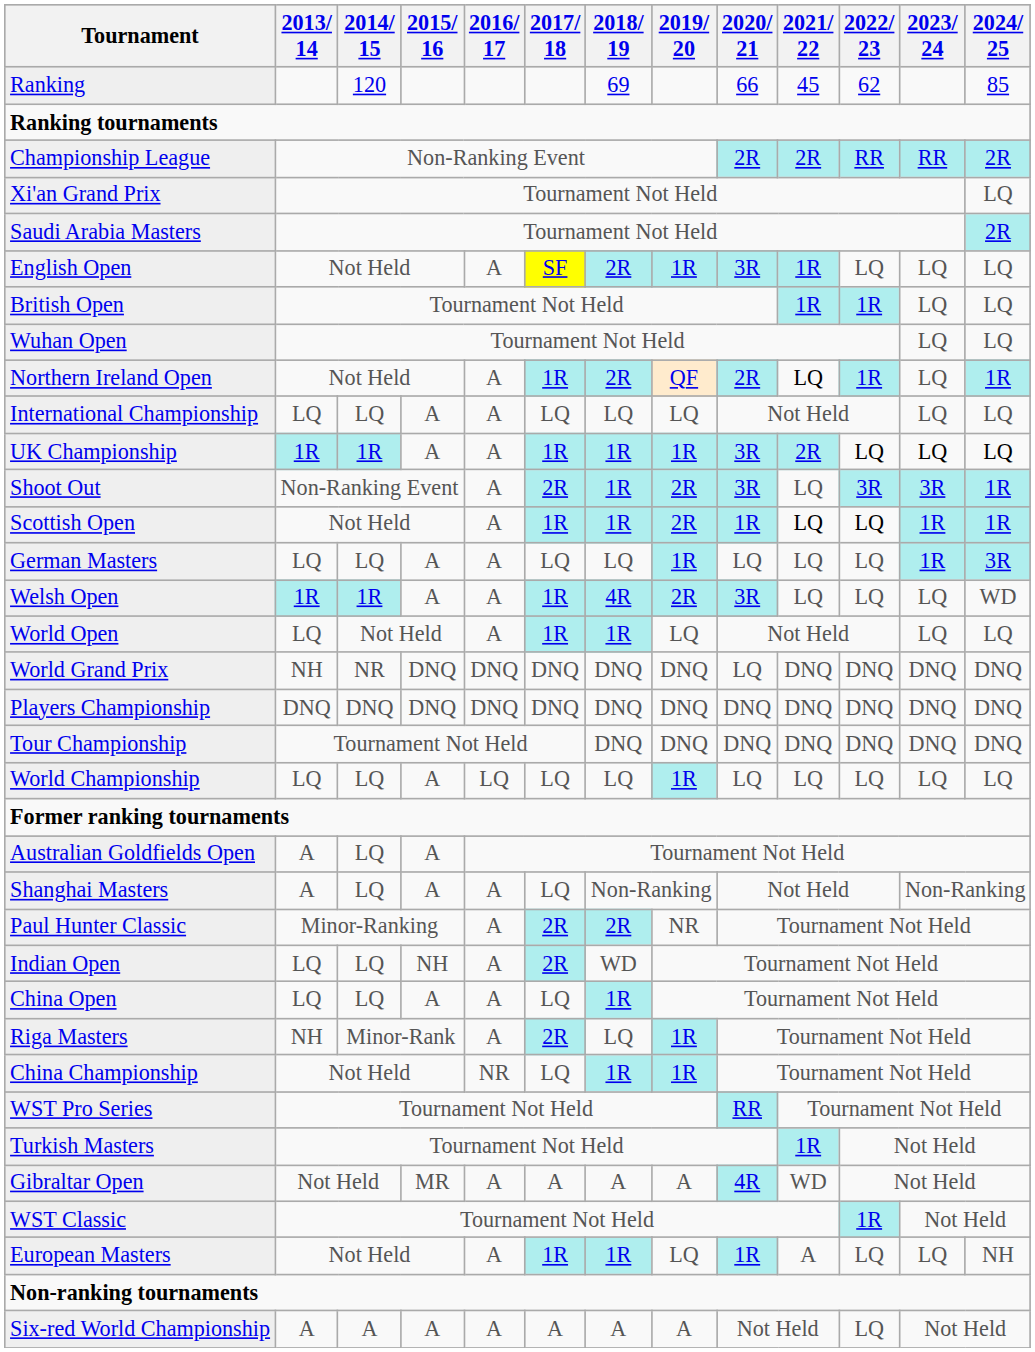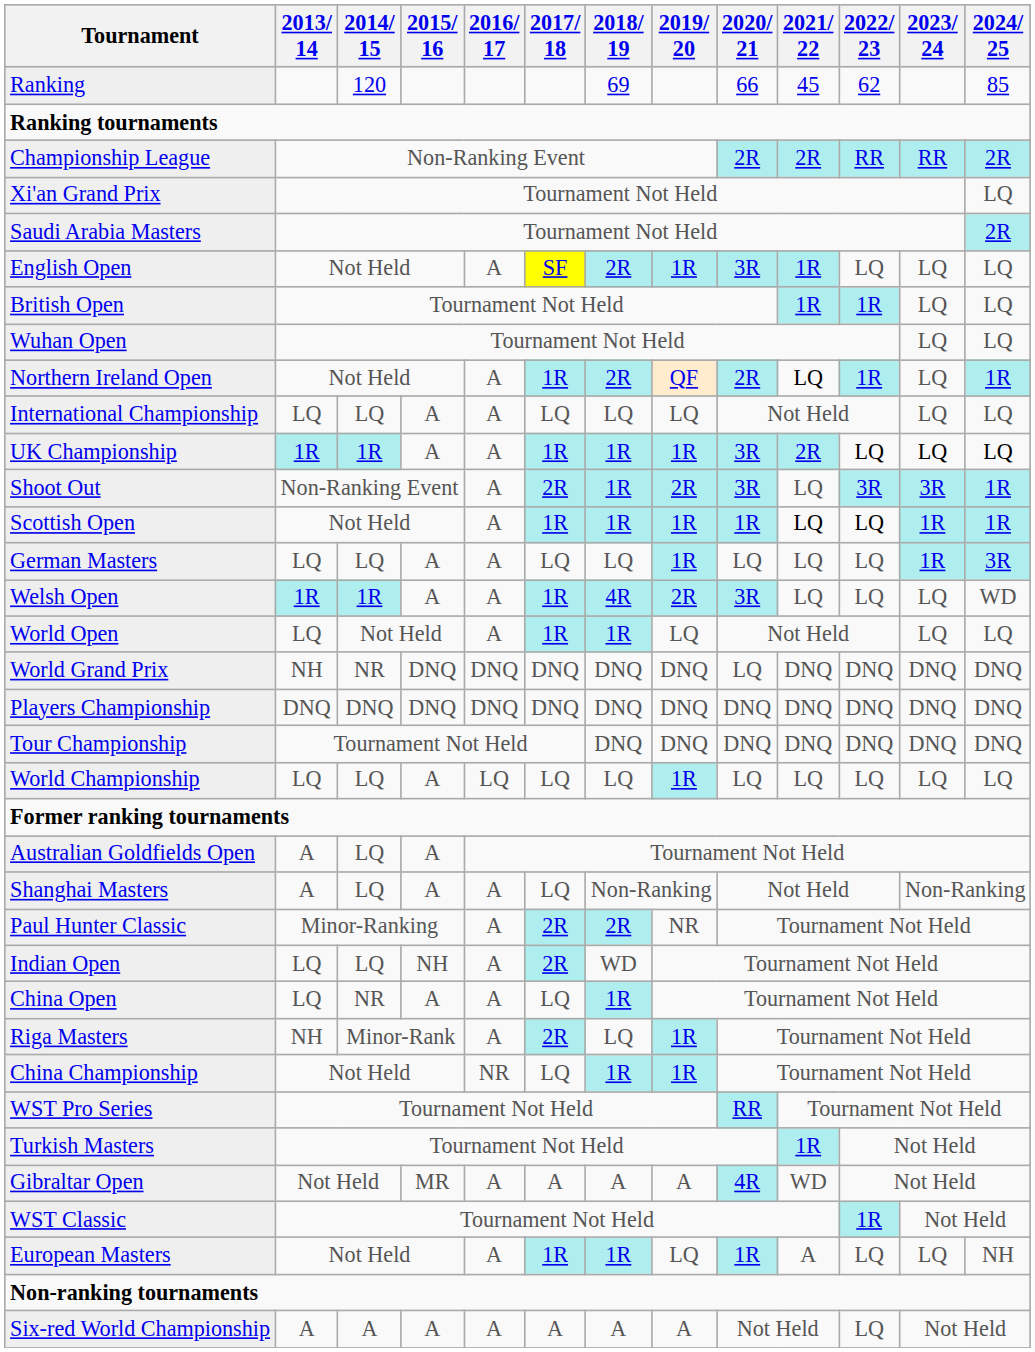(684, 523) 2R -> (684, 523) 1R
(369, 999) LQ -> (369, 999) NR
